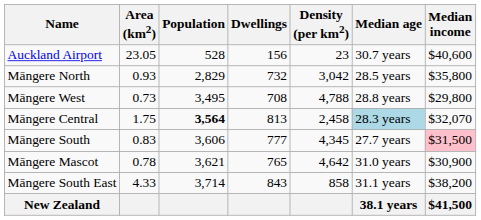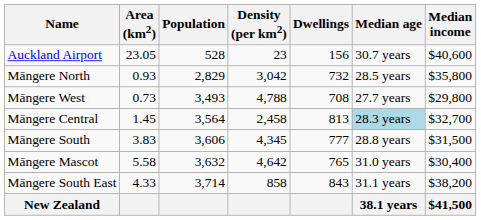columns swapped: (321, 24) <-> (259, 24)
(210, 97) 3,495 -> (210, 97) 3,493
(383, 97) 28.8 years -> (383, 97) 27.7 years
(144, 119) 1.75 -> (144, 119) 1.45
(210, 119) bold -> (210, 119) normal
(450, 119) $32,070 -> (450, 119) $32,700
(144, 140) 0.83 -> (144, 140) 3.83
(383, 140) 27.7 years -> (383, 140) 28.8 years
(450, 140) pink background -> (450, 140) no background
(144, 161) 0.78 -> (144, 161) 5.58
(210, 161) 3,621 -> (210, 161) 3,632
(450, 161) $30,900 -> (450, 161) $30,400
